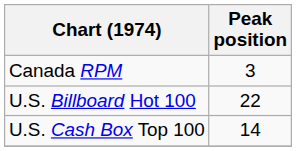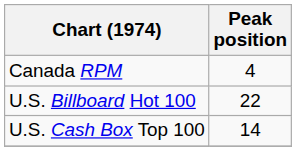(250, 70) 3 -> (250, 70) 4
